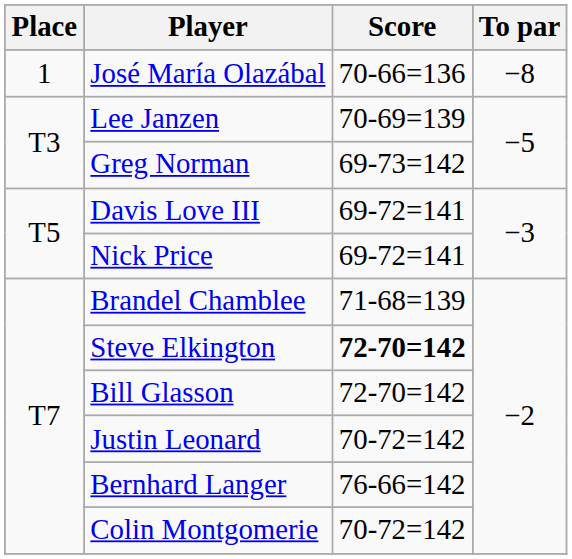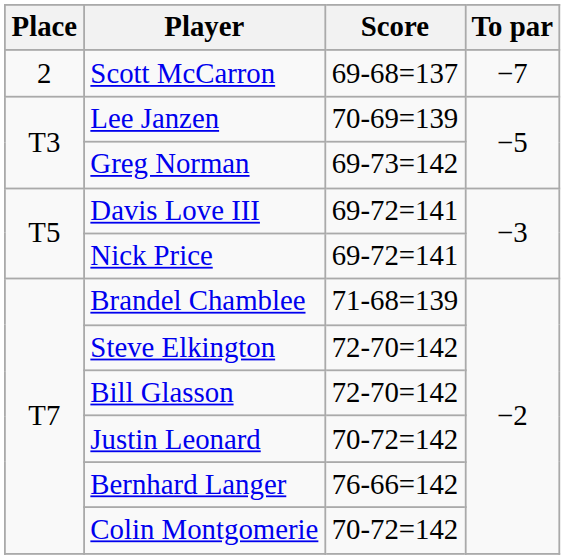- row: (208, 73)
+ row: (183, 73)
(402, 347) bold -> (395, 347) normal
